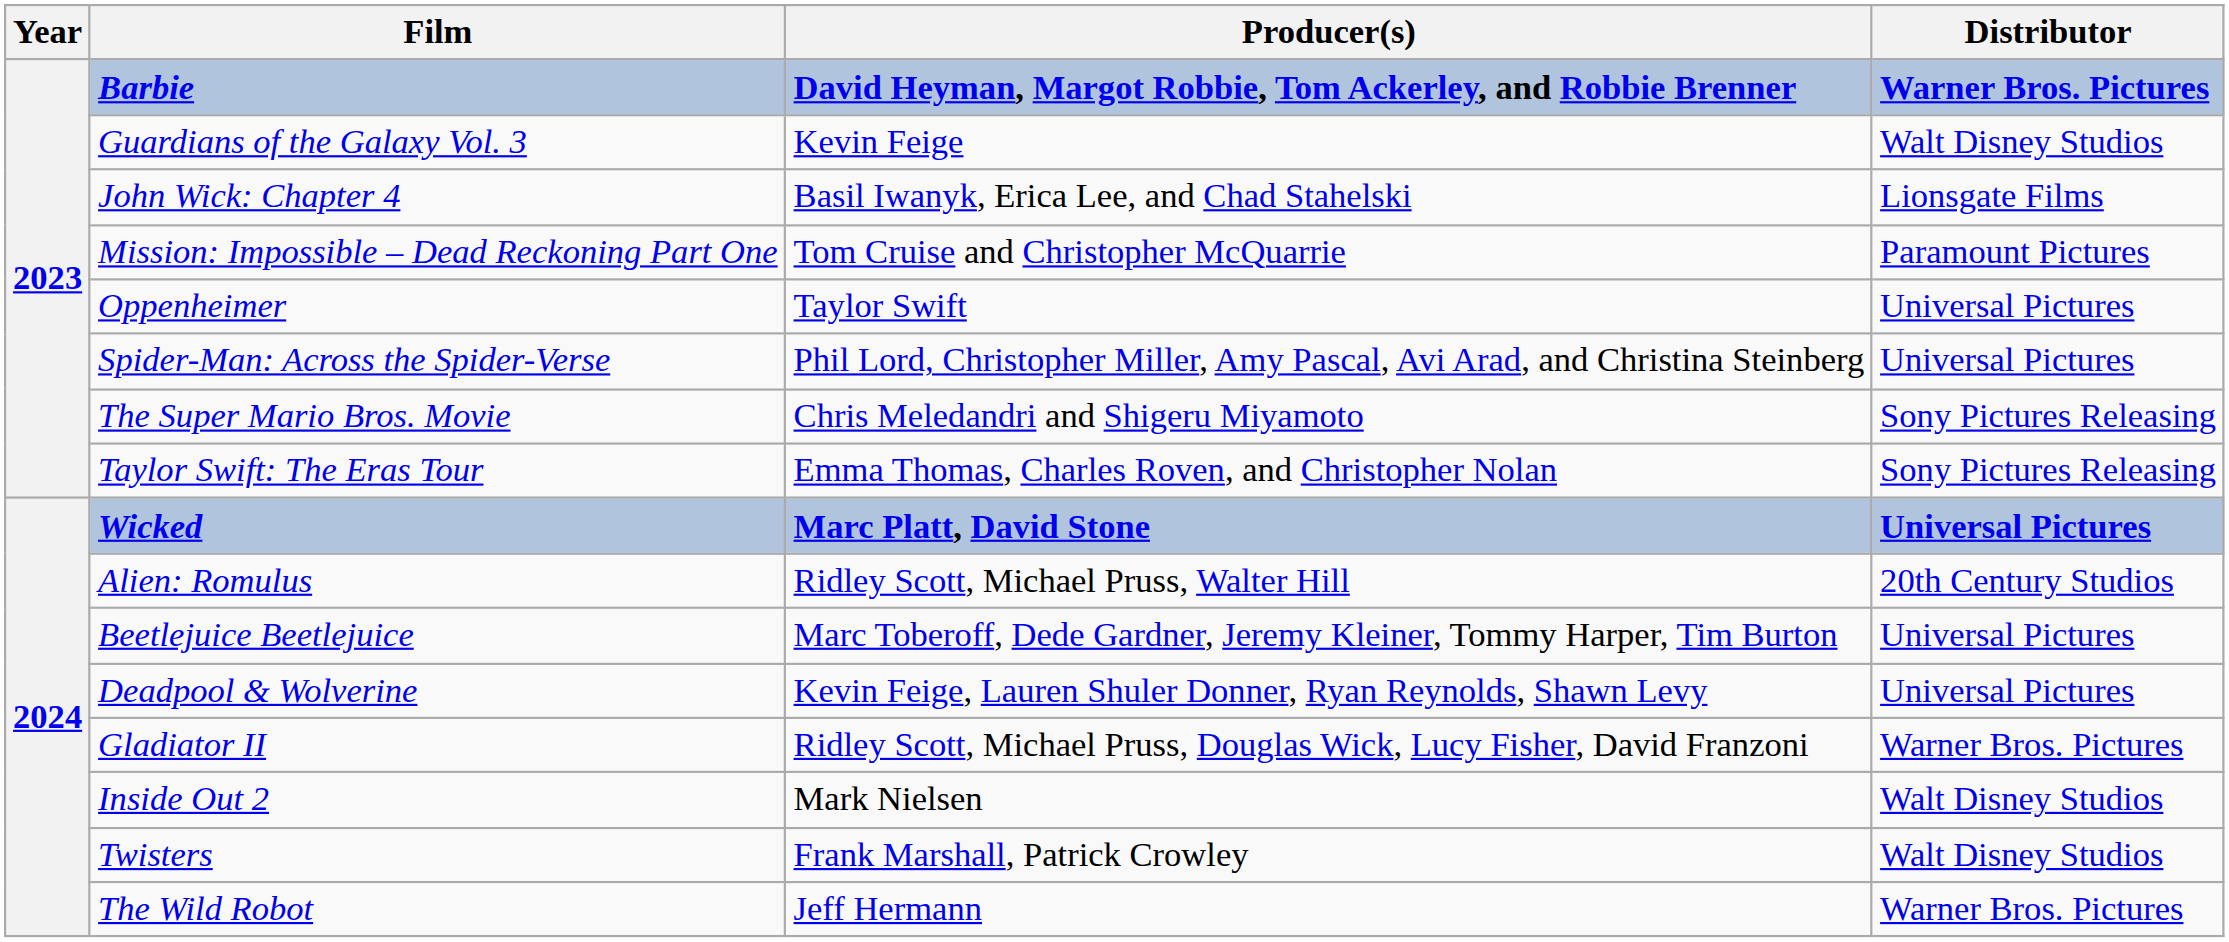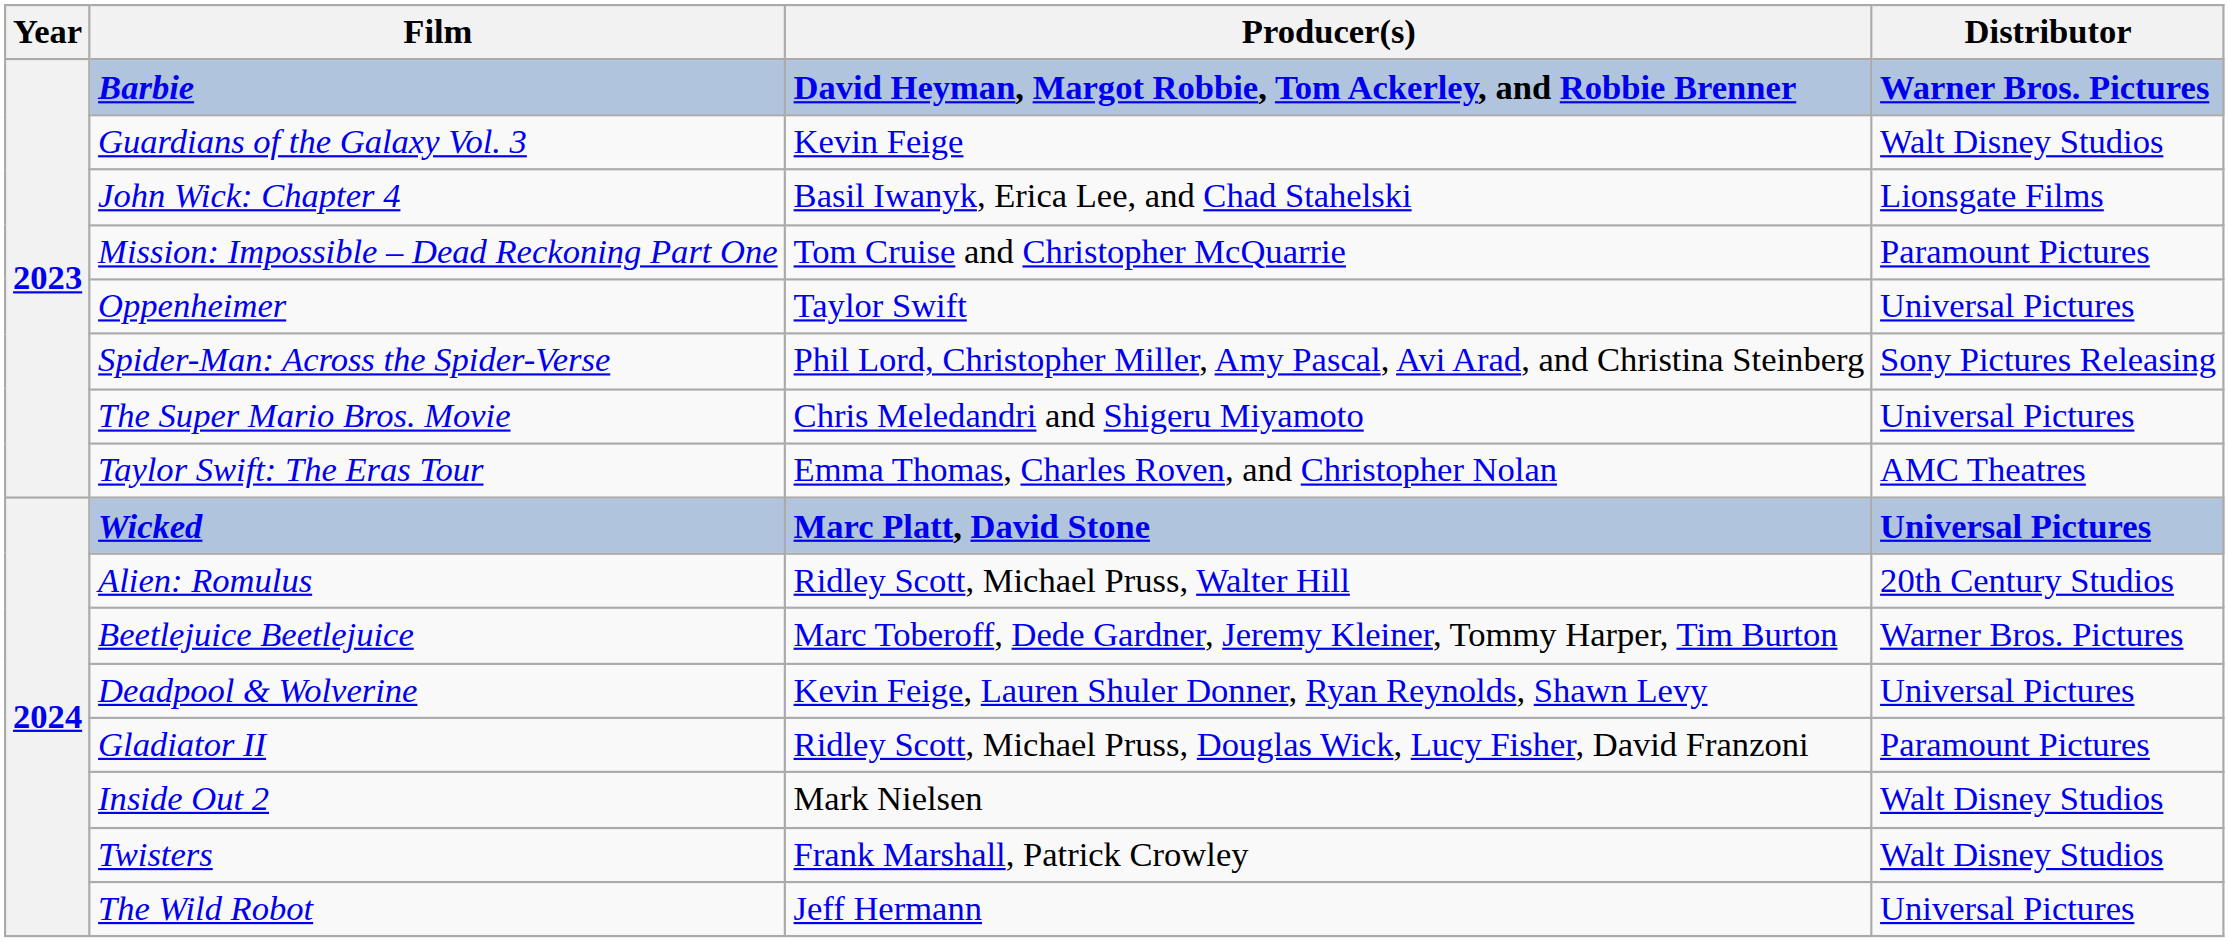(2007, 360) Universal Pictures -> (2048, 360) Sony Pictures Releasing
(2048, 415) Sony Pictures Releasing -> (2007, 415) Universal Pictures
(2048, 470) Sony Pictures Releasing -> (1983, 470) AMC Theatres
(2007, 634) Universal Pictures -> (2032, 634) Warner Bros. Pictures
(2032, 744) Warner Bros. Pictures -> (2015, 744) Paramount Pictures
(2032, 908) Warner Bros. Pictures -> (2007, 908) Universal Pictures
